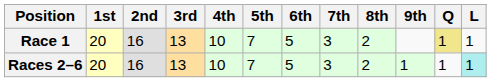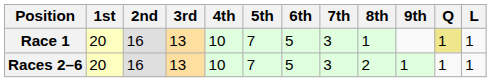(366, 40) 2 -> (366, 40) 1
(470, 64) paleturquoise background -> (470, 64) no background
